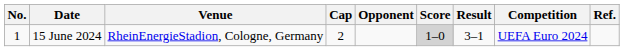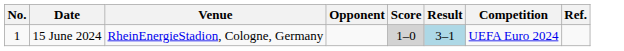- column: (341, 14)
(474, 35) no background -> (445, 35) lightblue background
